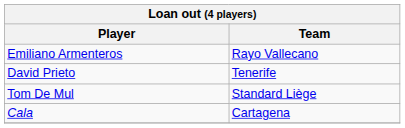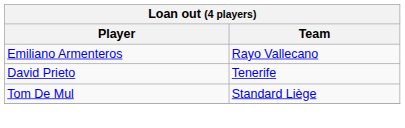- row: (20, 113)
